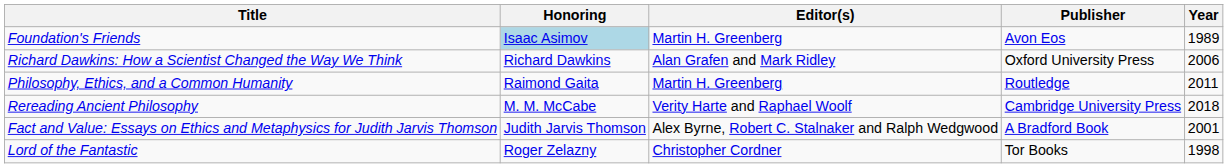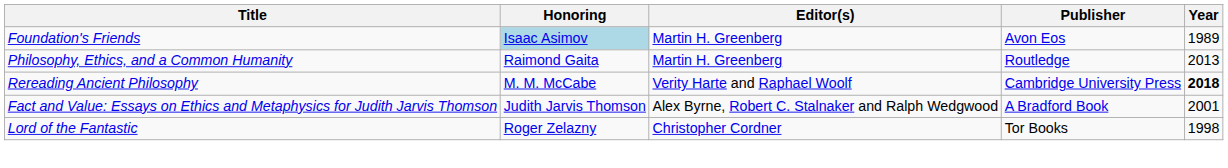- row: (205, 60)
(1203, 83) 2011 -> (1204, 60) 2013
(1204, 106) normal -> (1204, 83) bold
